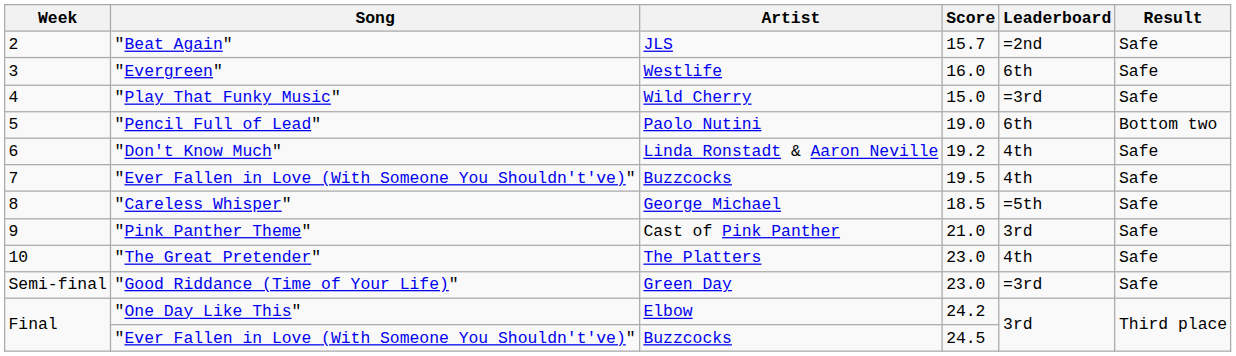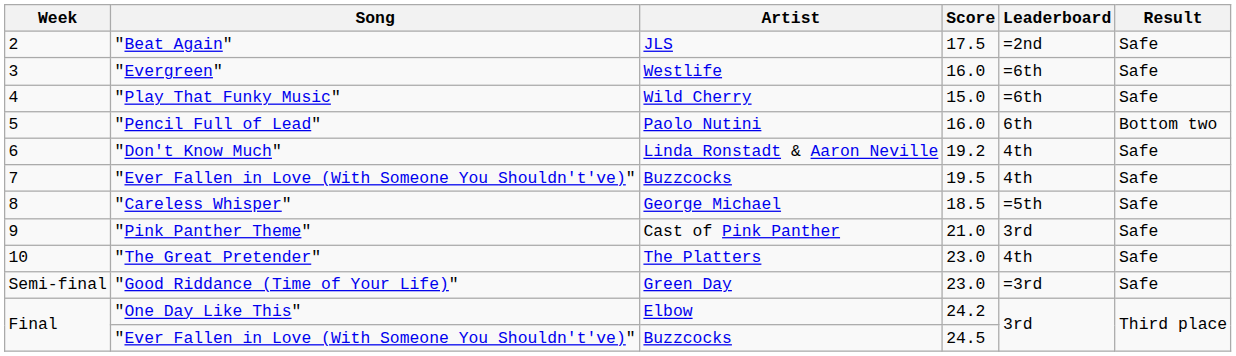(966, 45) 15.7 -> (966, 45) 17.5
(1018, 71) 6th -> (1023, 71) =6th
(1023, 98) =3rd -> (1023, 98) =6th
(966, 125) 19.0 -> (966, 125) 16.0
